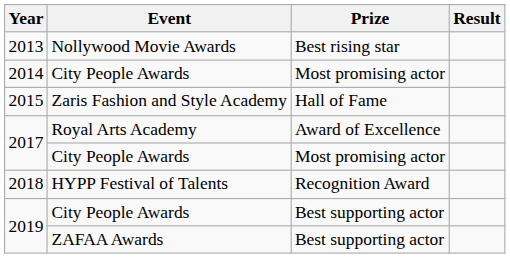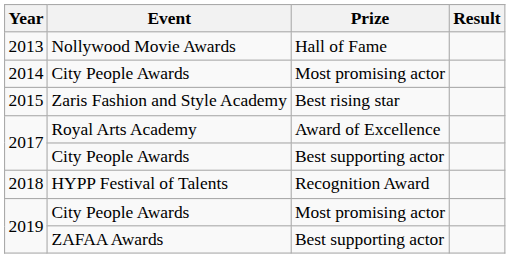(347, 45) Best rising star -> (341, 45) Hall of Fame
(341, 101) Hall of Fame -> (347, 101) Best rising star
(370, 156) Most promising actor -> (370, 156) Best supporting actor
(370, 211) Best supporting actor -> (370, 211) Most promising actor
